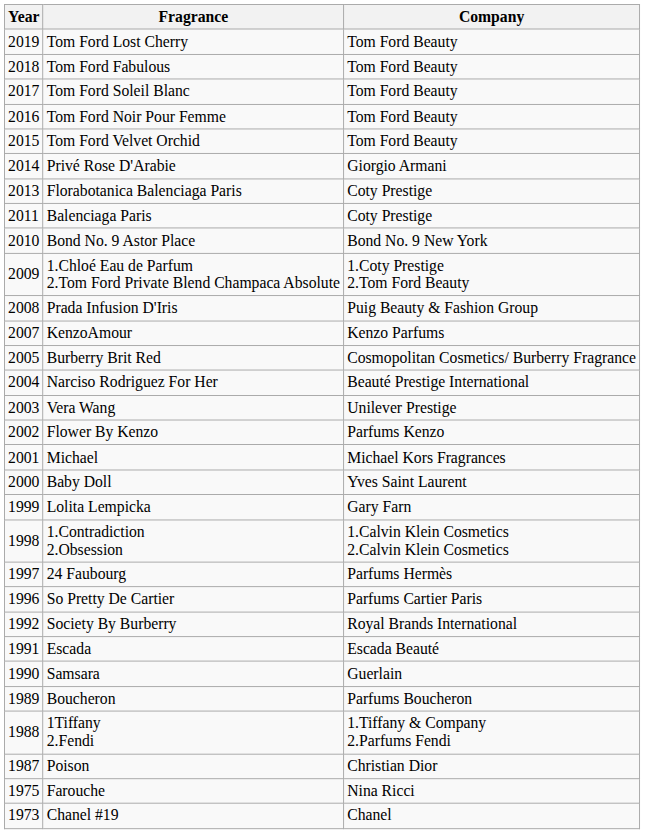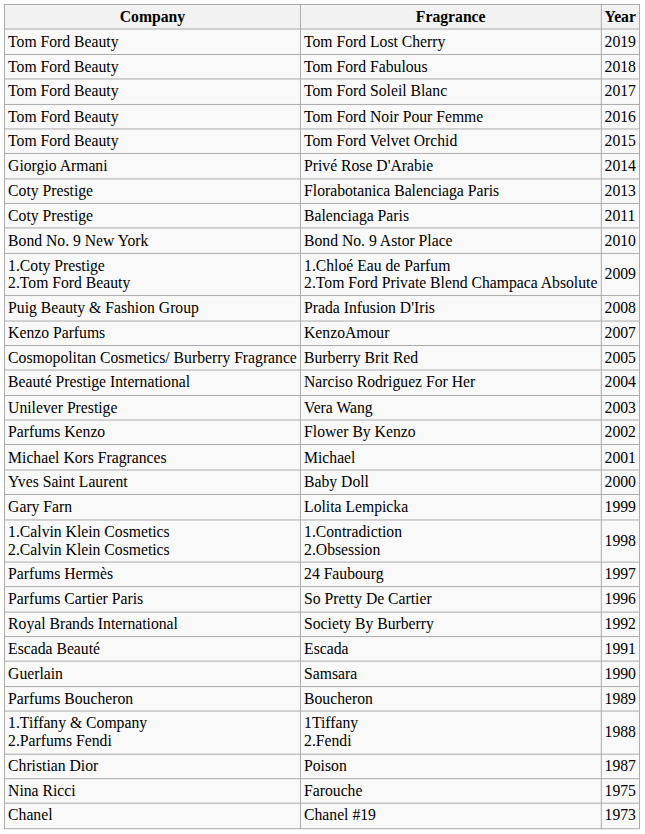columns swapped: (24, 16) <-> (492, 16)
